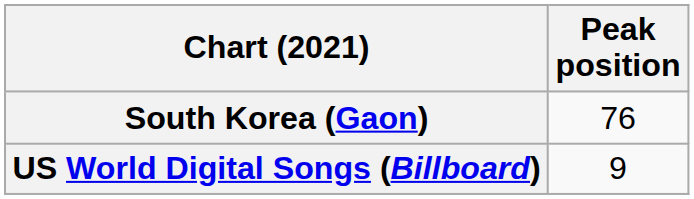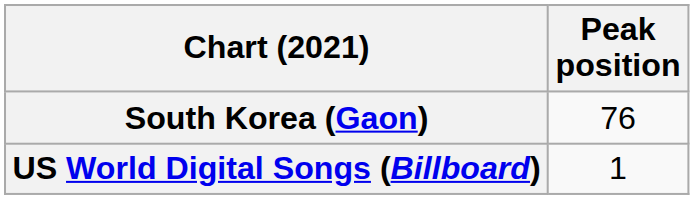(618, 168) 9 -> (618, 168) 1
